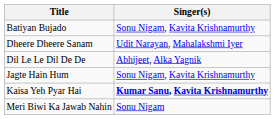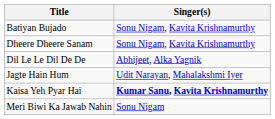(179, 44) Udit Narayan, Mahalakshmi Iyer -> (186, 44) Sonu Nigam, Kavita Krishnamurthy
(186, 75) Sonu Nigam, Kavita Krishnamurthy -> (179, 75) Udit Narayan, Mahalakshmi Iyer
